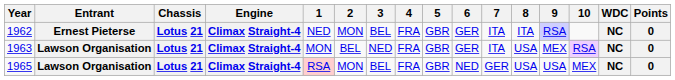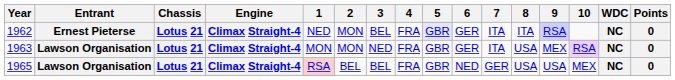(437, 31) no background -> (437, 31) lavender background
(350, 49) BEL -> (350, 49) MON
(350, 67) MON -> (350, 67) BEL
